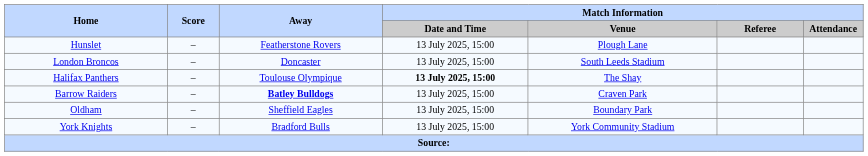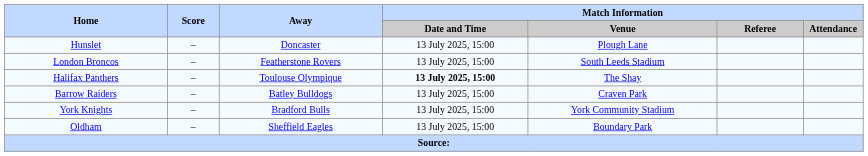(301, 45) Featherstone Rovers -> (301, 45) Doncaster
(301, 61) Doncaster -> (301, 61) Featherstone Rovers
(301, 94) bold -> (301, 94) normal
rows swapped: (86, 110) <-> (86, 126)
